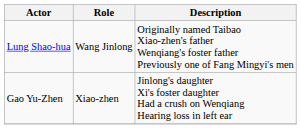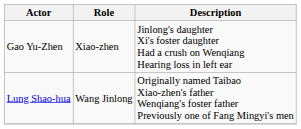rows swapped: (39, 46) <-> (35, 98)
